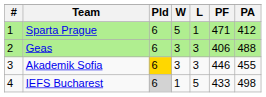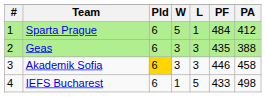(221, 30) 471 -> (221, 30) 484
(221, 48) 406 -> (221, 48) 435
(247, 48) 488 -> (247, 48) 388
(247, 65) 455 -> (247, 65) 458
(155, 83) lightgrey background -> (155, 83) no background
